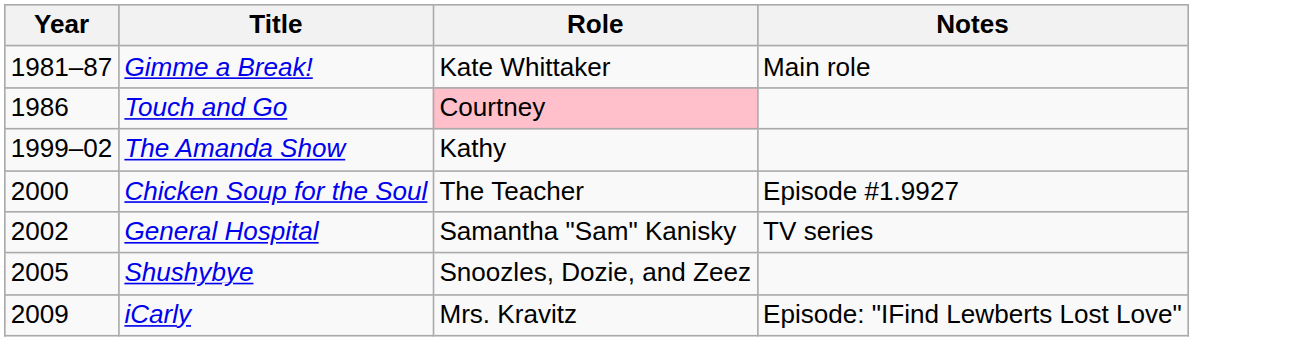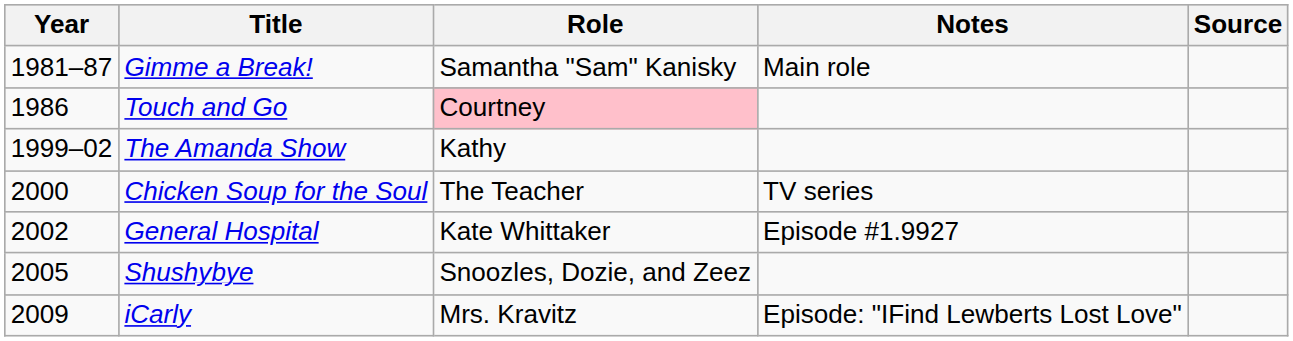+ column: (1238, 25)
(525, 66) Kate Whittaker -> (588, 66) Samantha "Sam" Kanisky
(861, 190) Episode #1.9927 -> (818, 190) TV series
(588, 231) Samantha "Sam" Kanisky -> (525, 231) Kate Whittaker
(818, 231) TV series -> (861, 231) Episode #1.9927
